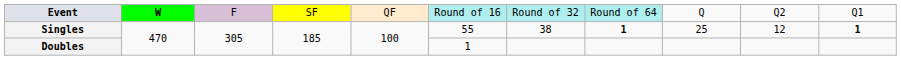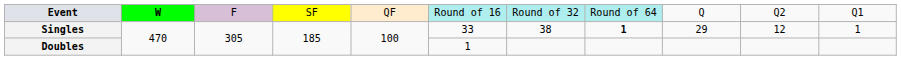(468, 29) 55 -> (468, 29) 33
(702, 29) 25 -> (702, 29) 29
(857, 29) bold -> (857, 29) normal
